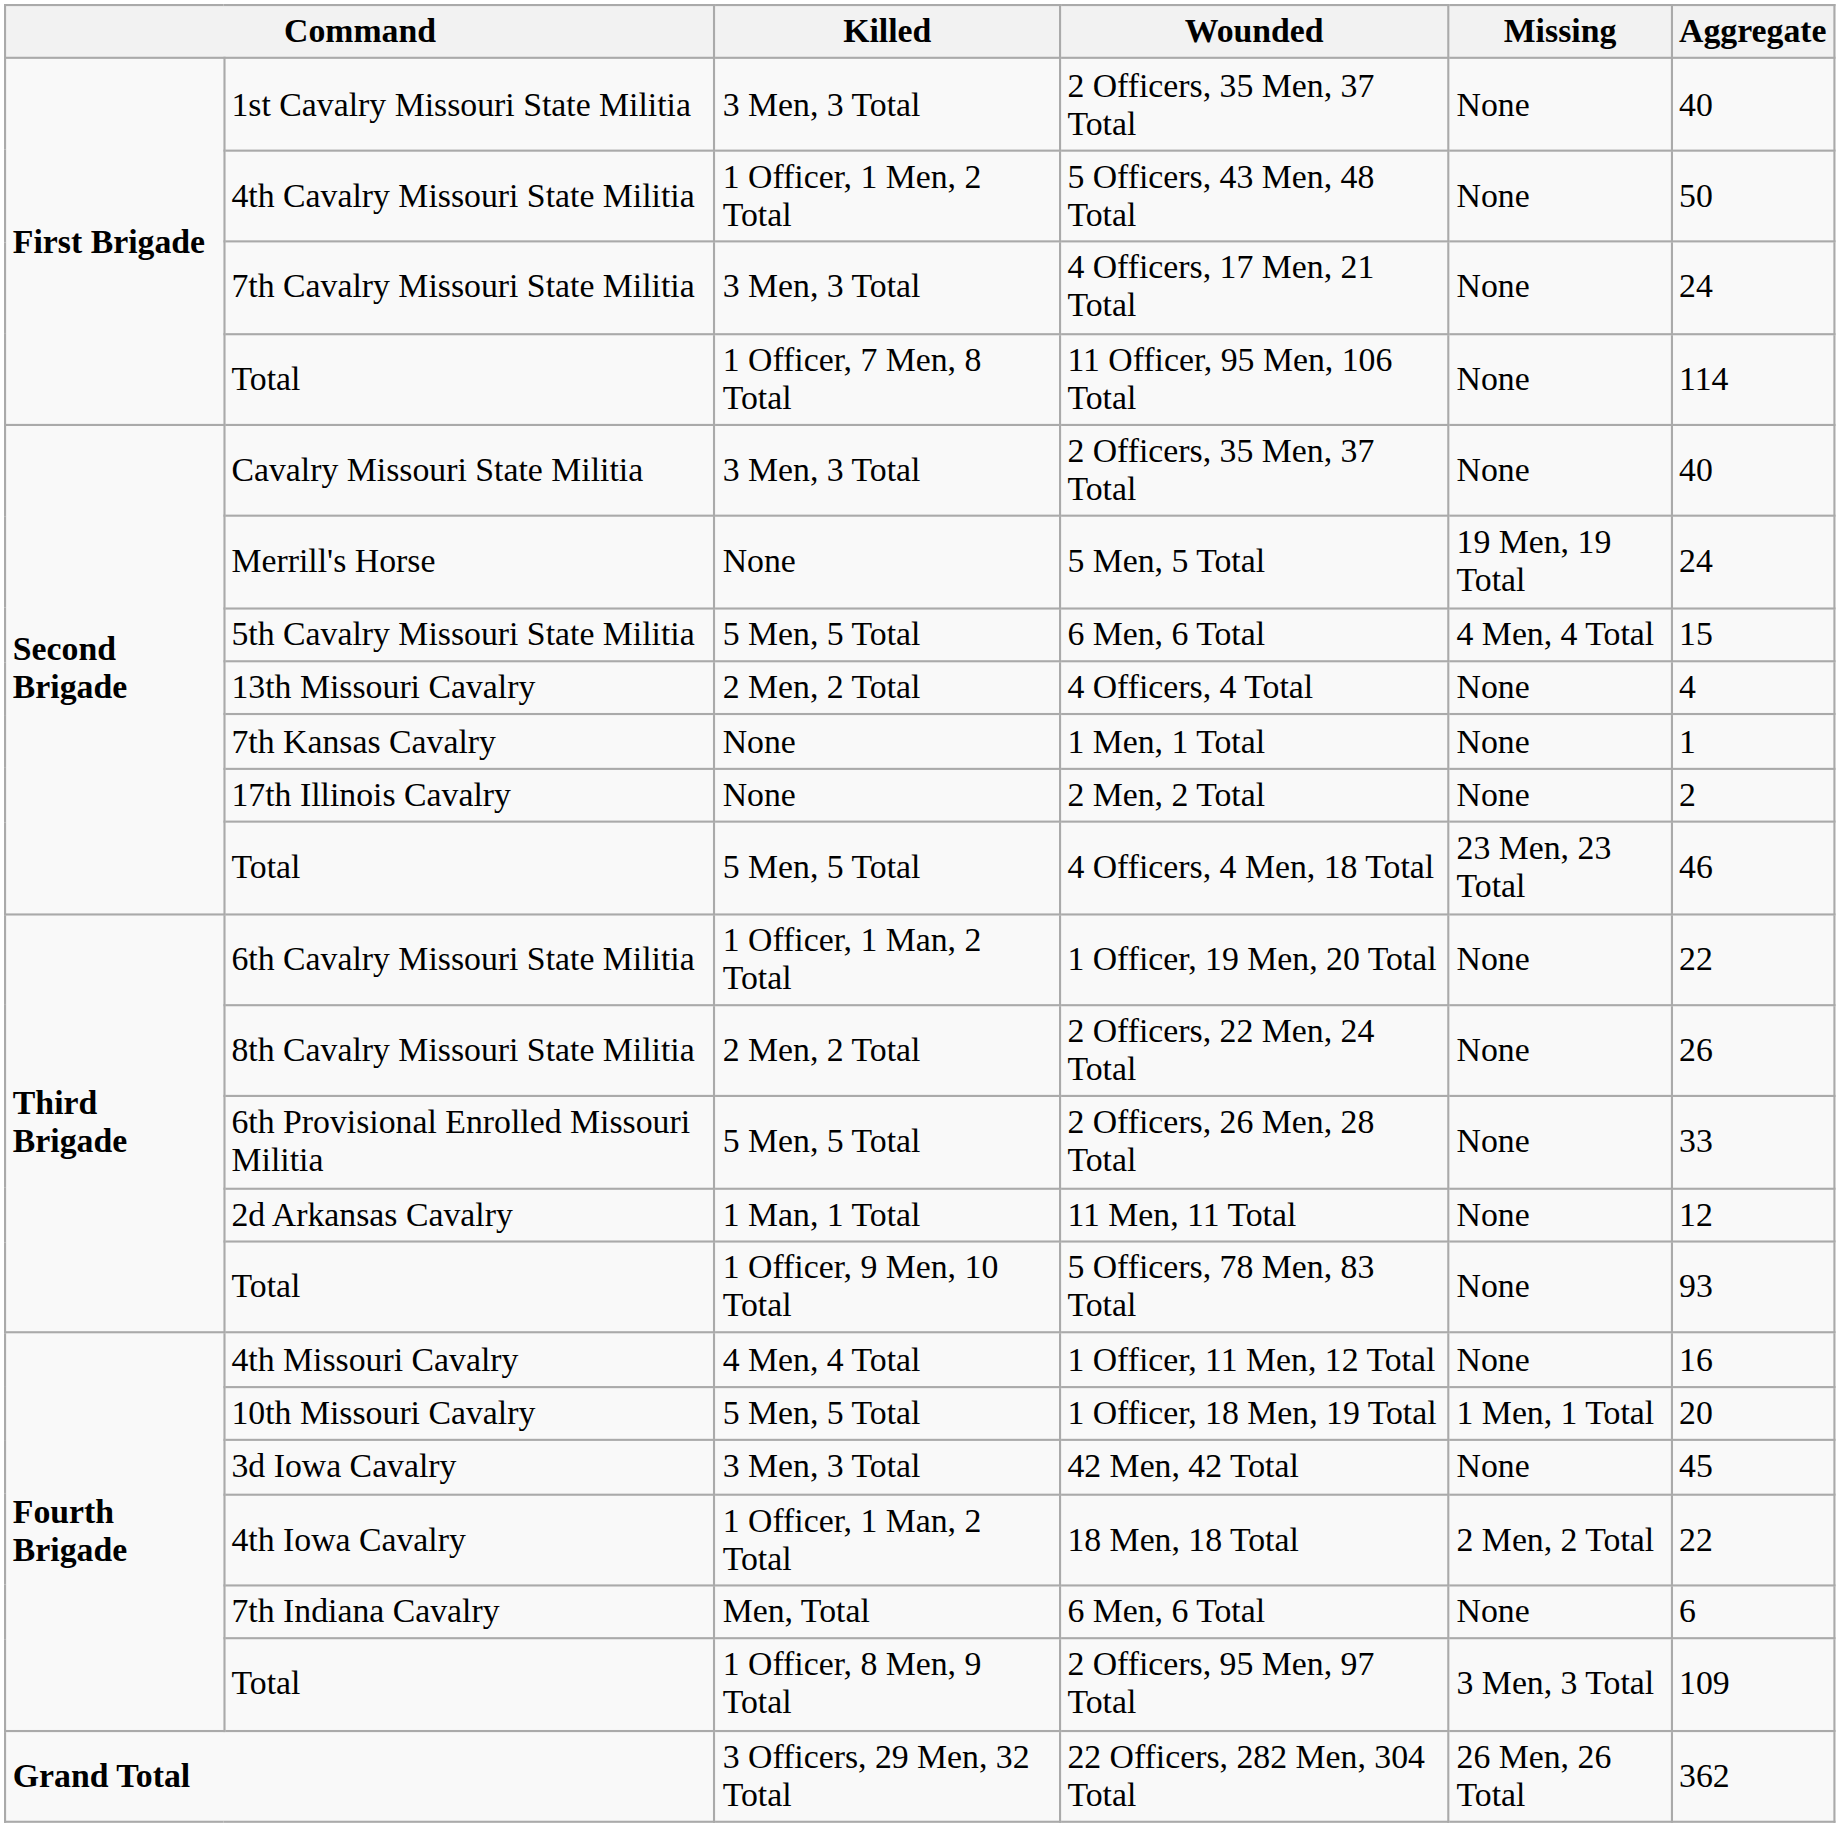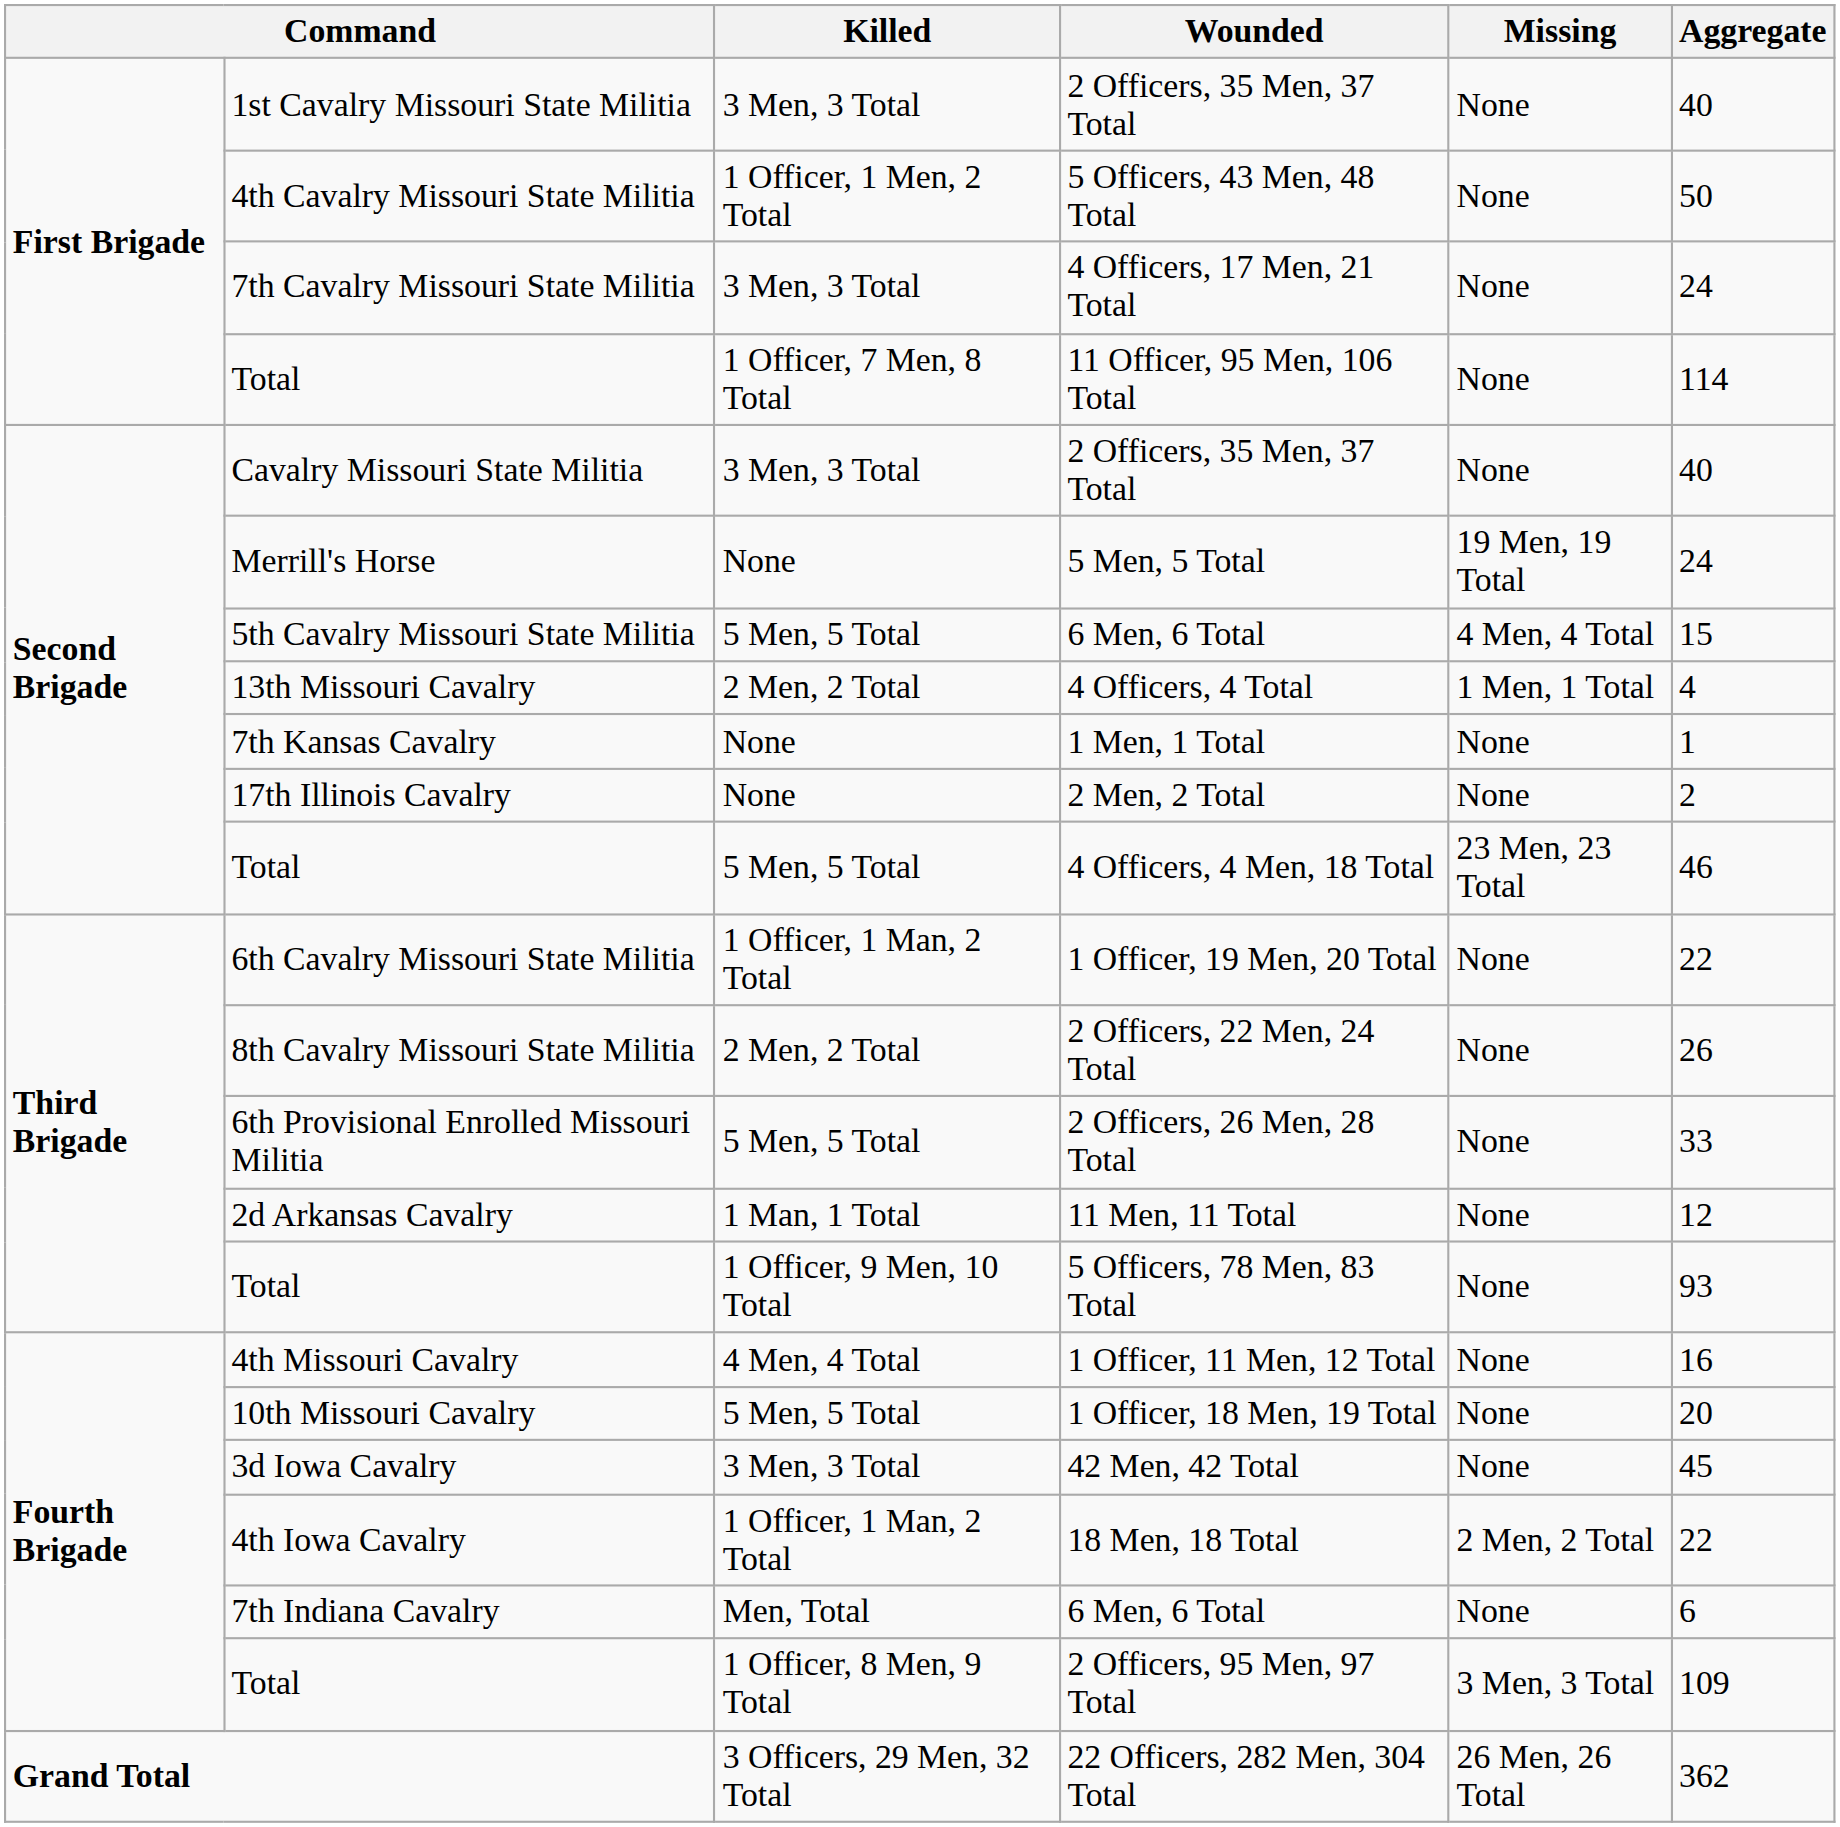(1493, 687) None -> (1555, 687) 1 Men, 1 Total
(1555, 1412) 1 Men, 1 Total -> (1493, 1412) None
